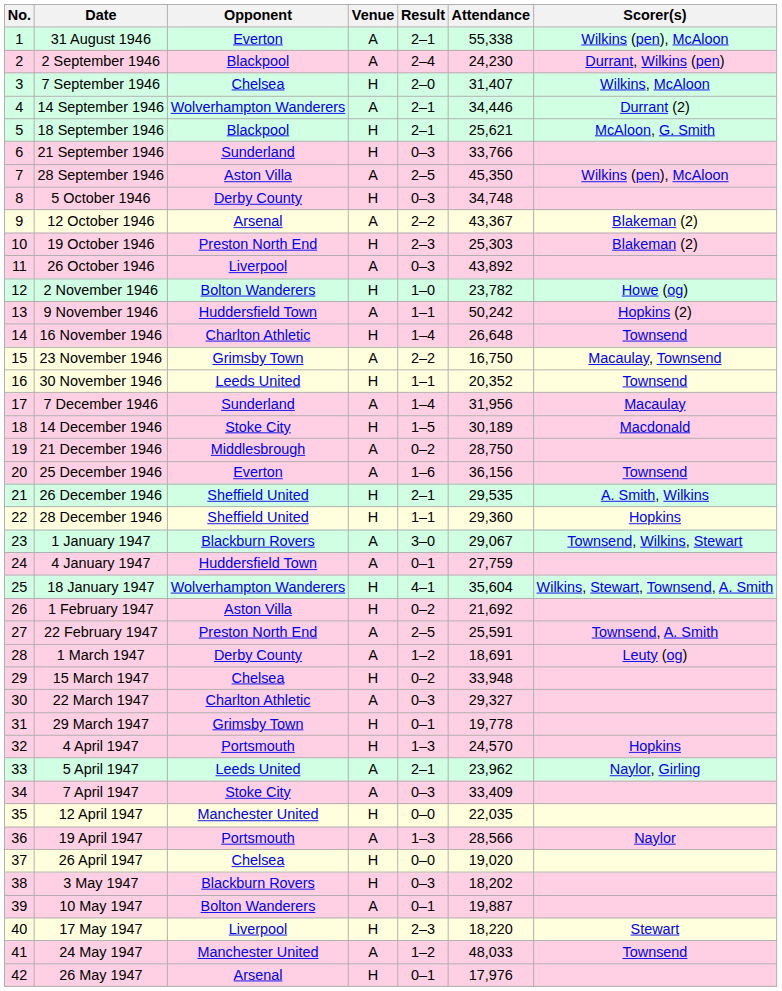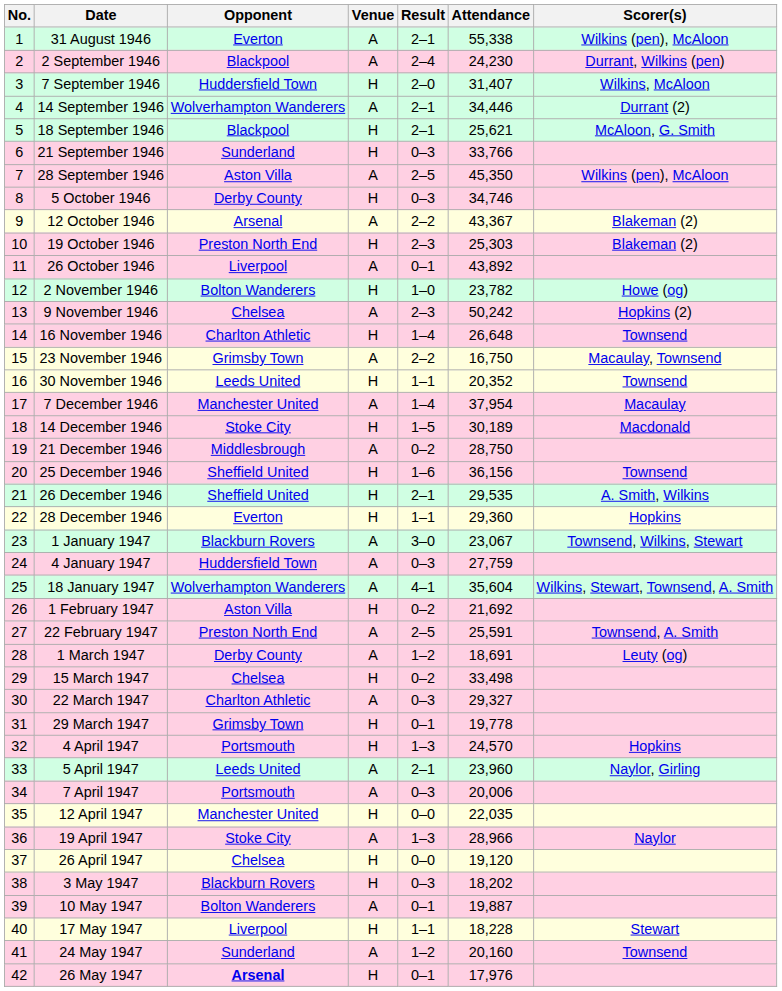(258, 84) Chelsea -> (258, 84) Huddersfield Town
(491, 198) 34,748 -> (491, 198) 34,746
(423, 267) 0–3 -> (423, 267) 0–1
(258, 312) Huddersfield Town -> (258, 312) Chelsea
(423, 312) 1–1 -> (423, 312) 2–3
(258, 404) Sunderland -> (258, 404) Manchester United
(491, 404) 31,956 -> (491, 404) 37,954
(258, 472) Everton -> (258, 472) Sheffield United
(373, 472) A -> (373, 472) H
(258, 518) Sheffield United -> (258, 518) Everton
(491, 541) 29,067 -> (491, 541) 23,067
(423, 564) 0–1 -> (423, 564) 0–3
(373, 586) H -> (373, 586) A
(491, 678) 33,948 -> (491, 678) 33,498
(491, 769) 23,962 -> (491, 769) 23,960
(258, 792) Stoke City -> (258, 792) Portsmouth
(491, 792) 33,409 -> (491, 792) 20,006
(258, 838) Portsmouth -> (258, 838) Stoke City
(491, 838) 28,566 -> (491, 838) 28,966
(491, 860) 19,020 -> (491, 860) 19,120
(423, 929) 2–3 -> (423, 929) 1–1
(491, 929) 18,220 -> (491, 929) 18,228
(258, 952) Manchester United -> (258, 952) Sunderland
(491, 952) 48,033 -> (491, 952) 20,160
(258, 975) normal -> (258, 975) bold
